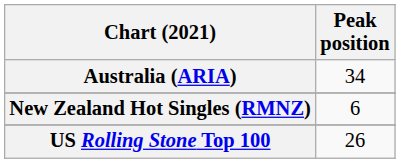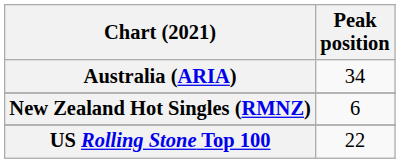(355, 141) 26 -> (355, 141) 22
